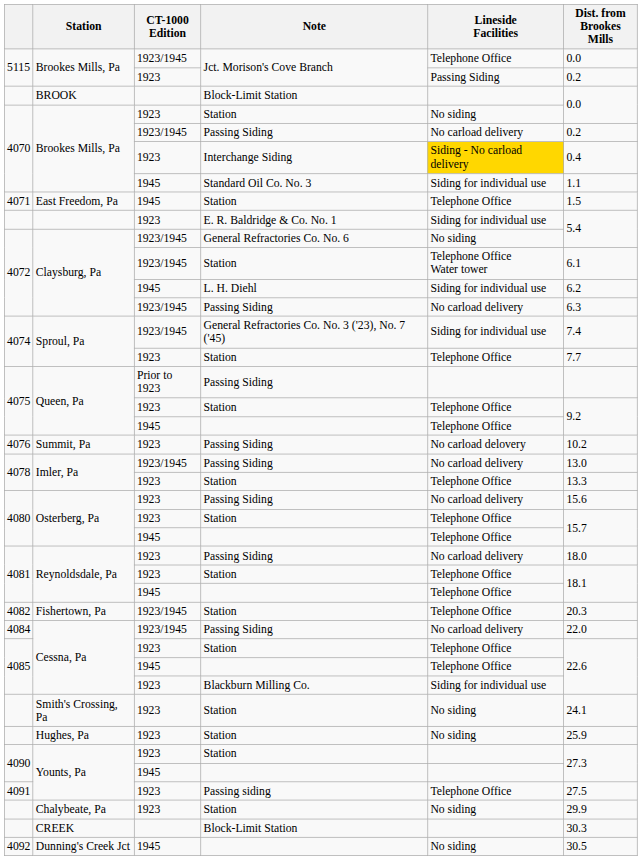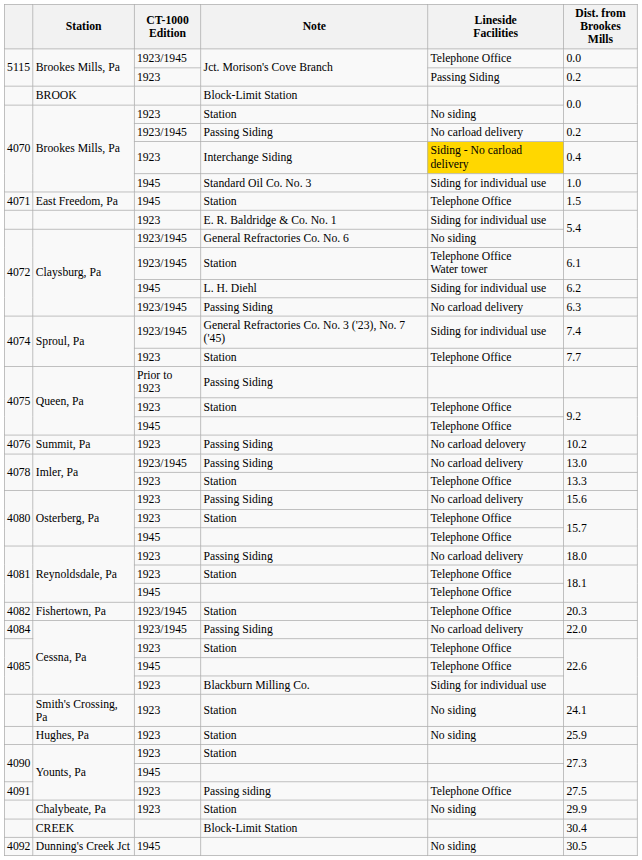(574, 182) 1.1 -> (574, 182) 1.0
(577, 828) 30.3 -> (577, 828) 30.4
